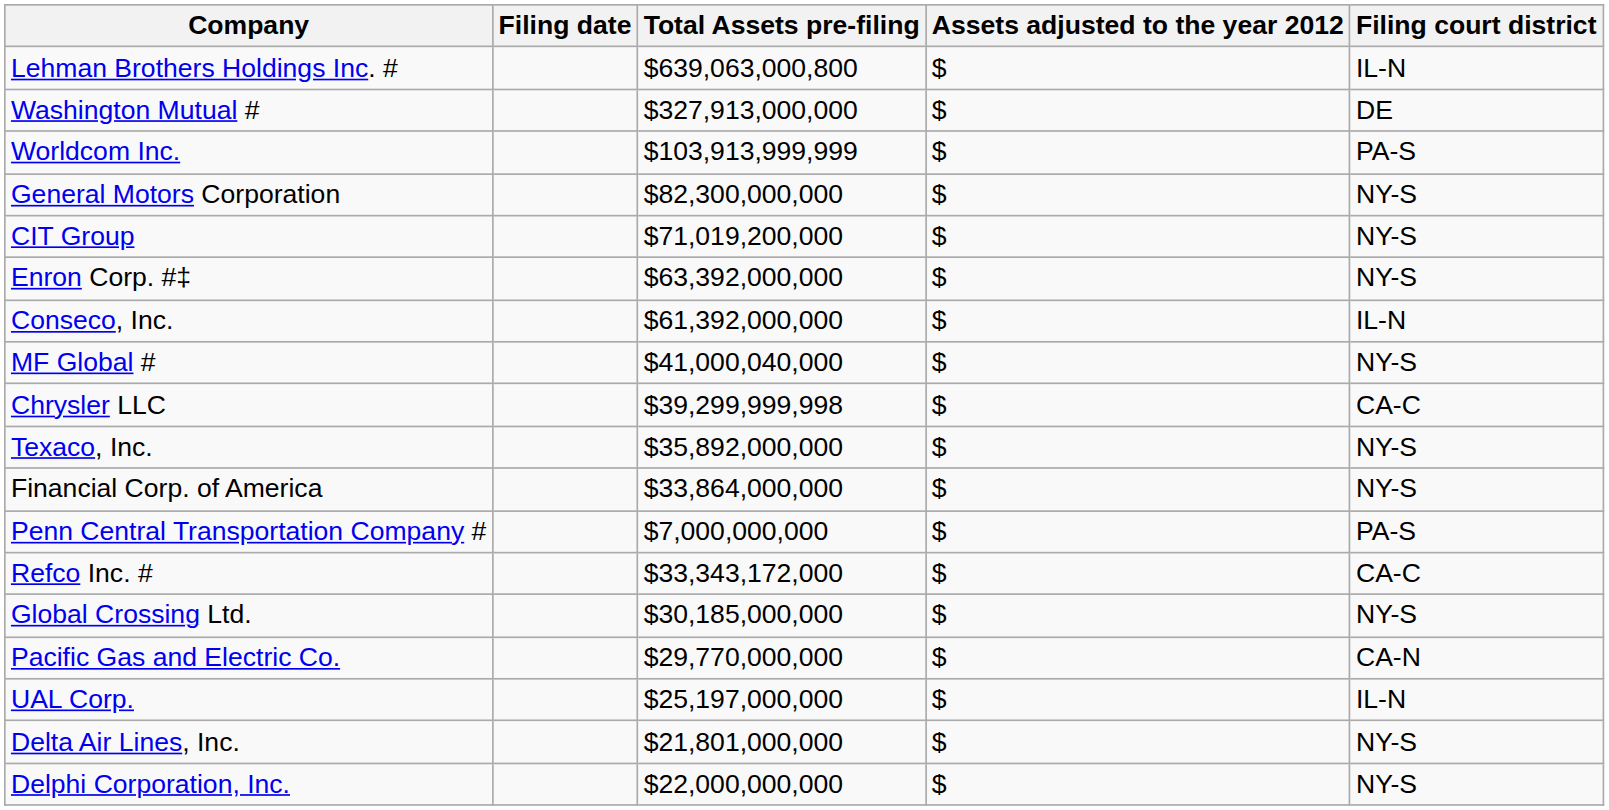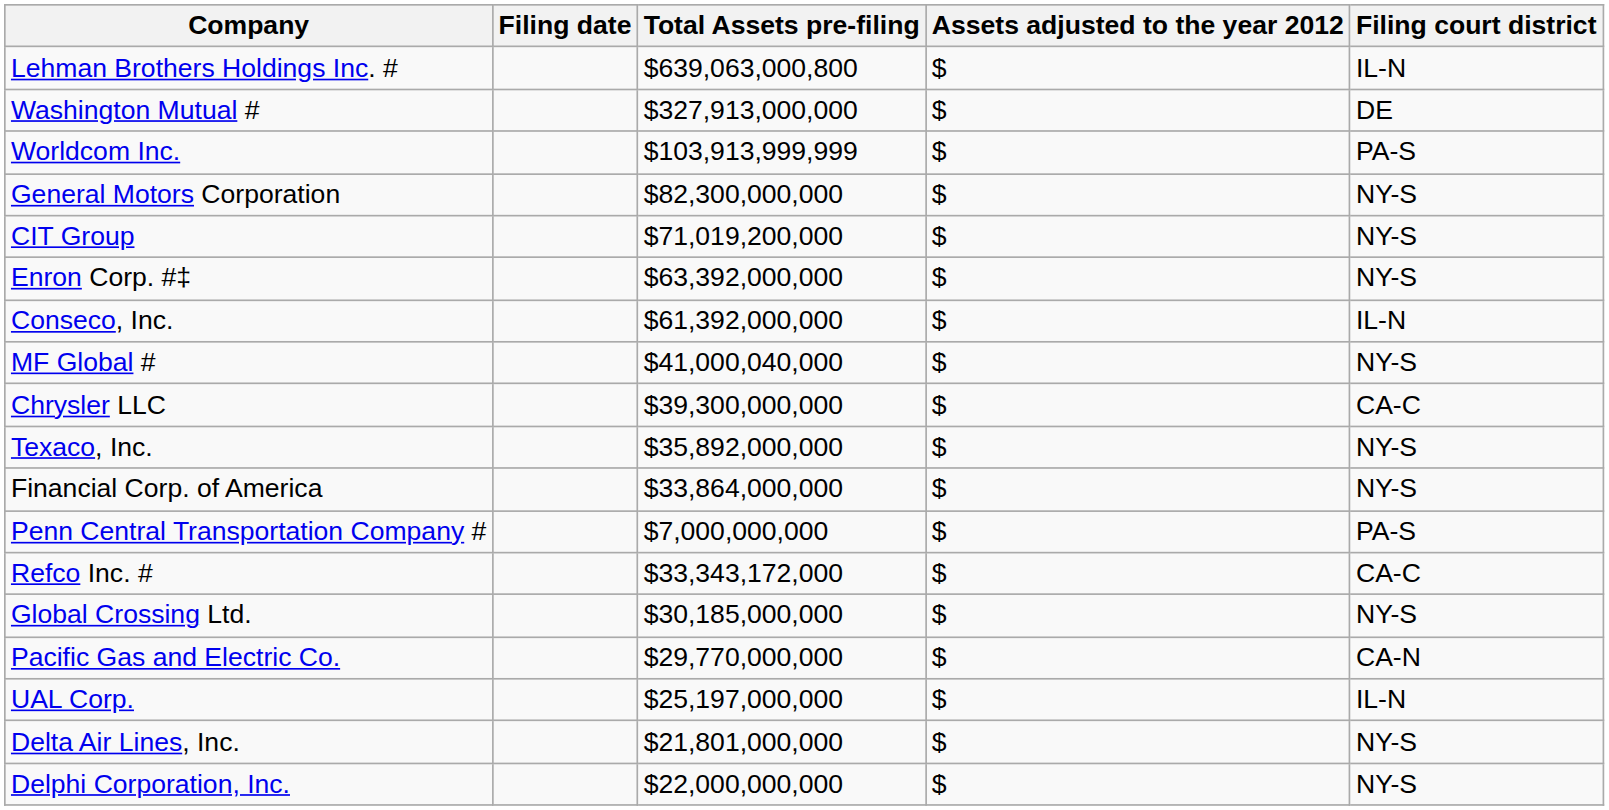(743, 404) $39,299,999,998 -> (743, 404) $39,300,000,000
